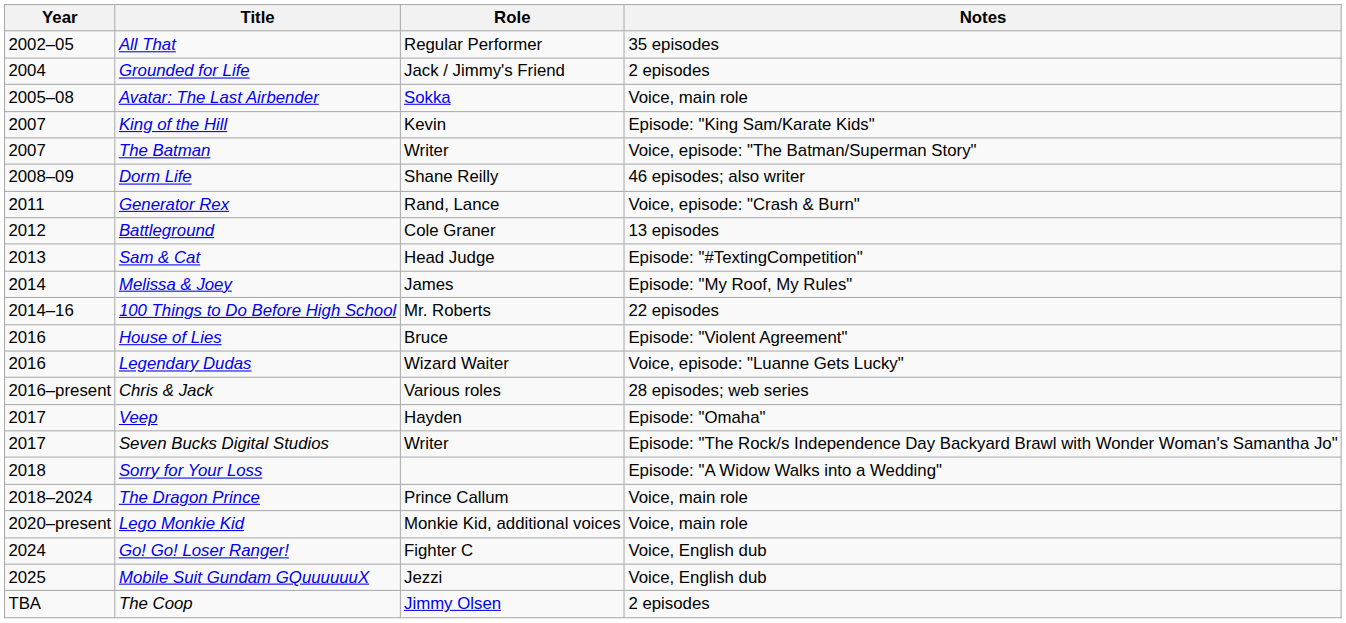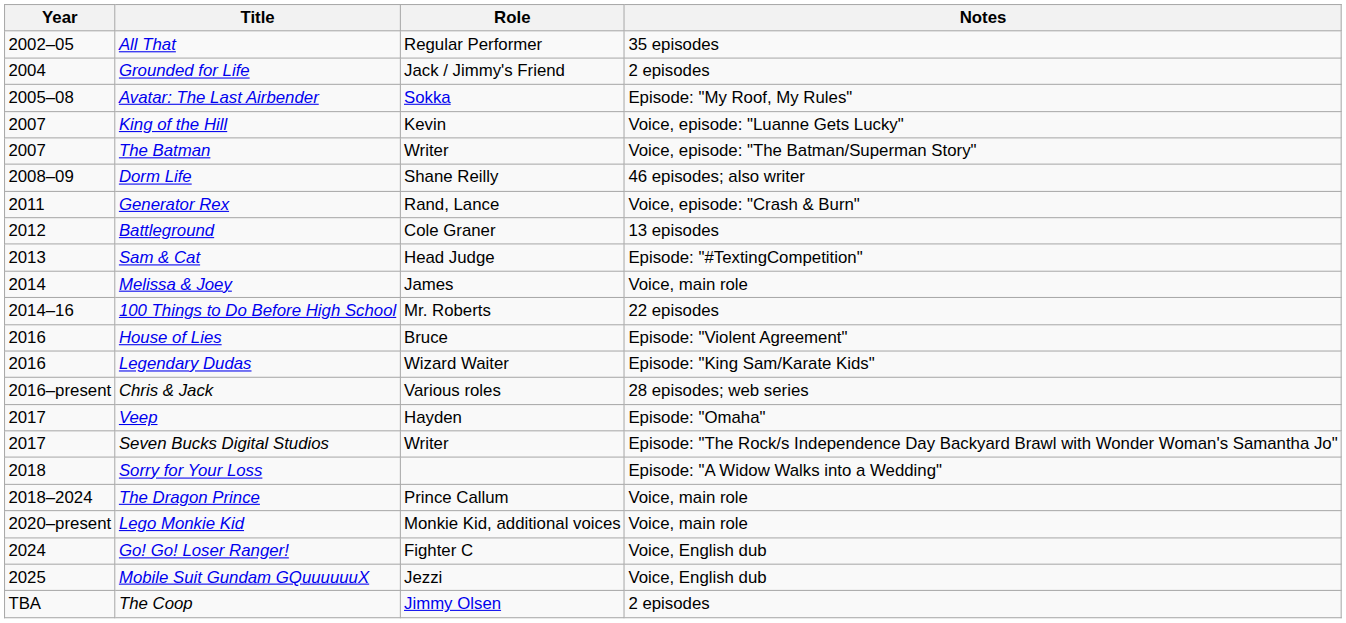(688, 97) Voice, main role -> (740, 97) Episode: "My Roof, My Rules"
(752, 124) Episode: "King Sam/Karate Kids" -> (766, 124) Voice, episode: "Luanne Gets Lucky"
(740, 284) Episode: "My Roof, My Rules" -> (688, 284) Voice, main role
(766, 364) Voice, episode: "Luanne Gets Lucky" -> (752, 364) Episode: "King Sam/Karate Kids"
